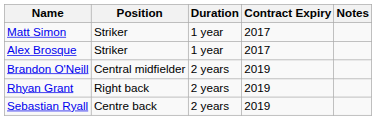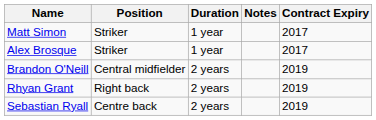columns swapped: (288, 13) <-> (353, 13)
